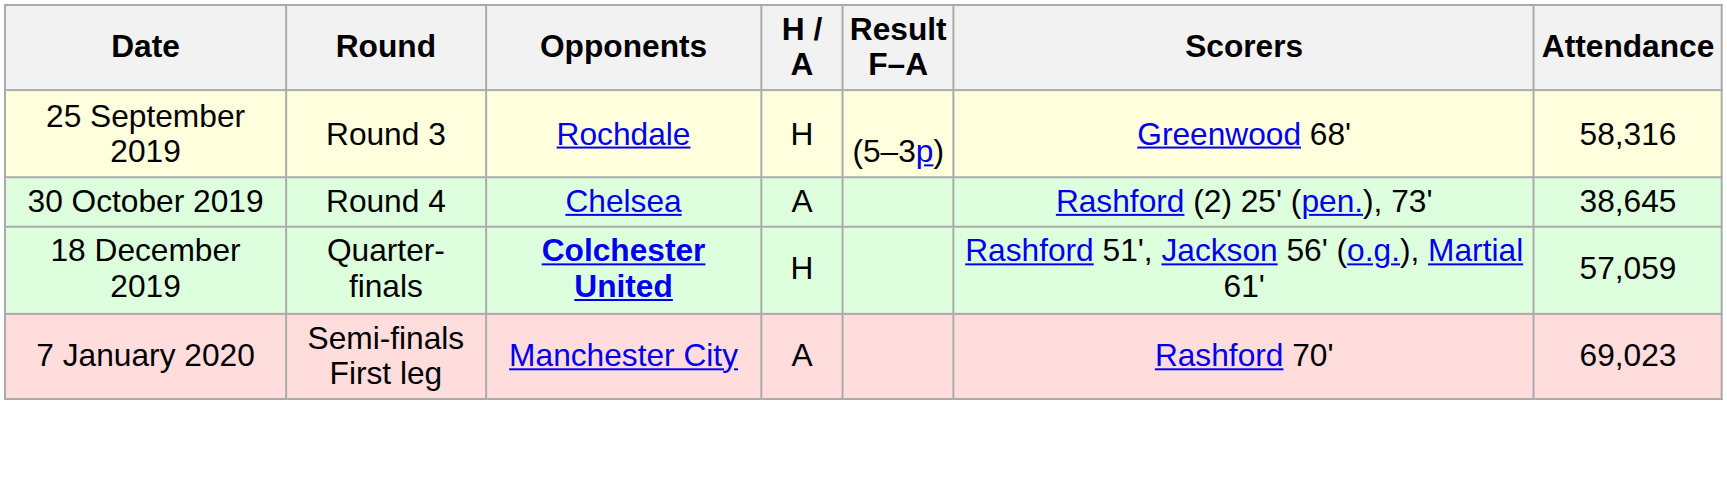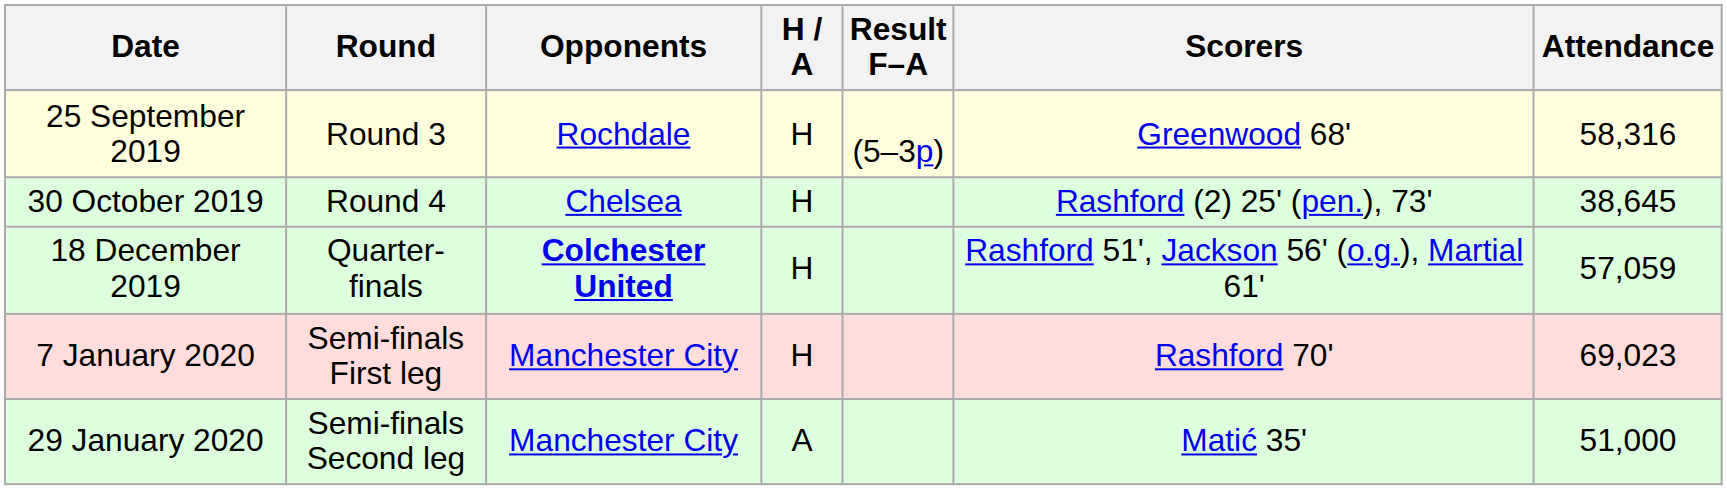(802, 201) A -> (802, 201) H
(802, 355) A -> (802, 355) H
+ row: (146, 441)
